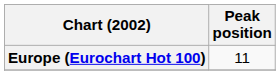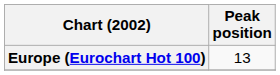(242, 57) 11 -> (242, 57) 13
